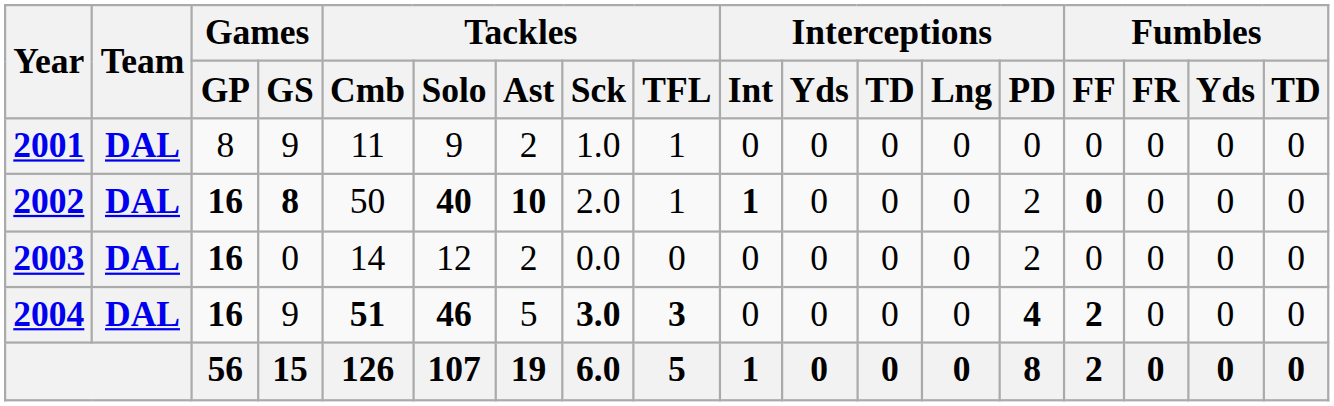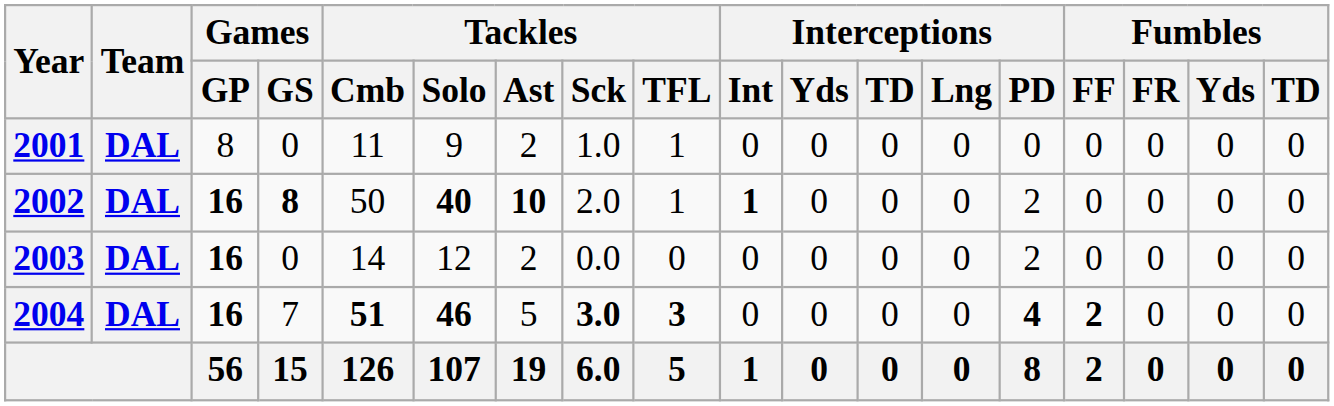(290, 145) 9 -> (290, 145) 0
(1094, 201) bold -> (1094, 201) normal
(290, 314) 9 -> (290, 314) 7
